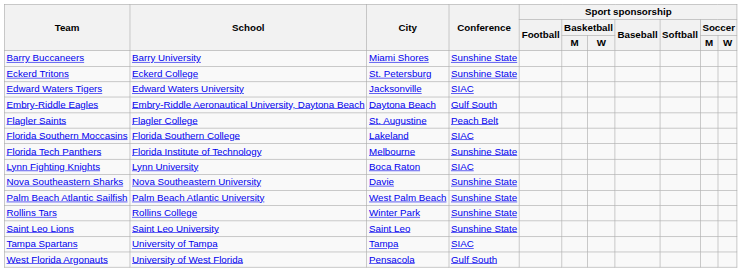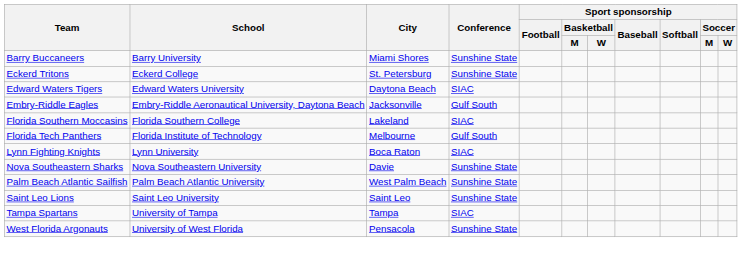(395, 89) Jacksonville -> (402, 89) Daytona Beach
(402, 105) Daytona Beach -> (395, 105) Jacksonville
- row: (36, 120)
(484, 151) Sunshine State -> (474, 136) Gulf South
- row: (32, 213)
(474, 259) Gulf South -> (484, 228) Sunshine State
